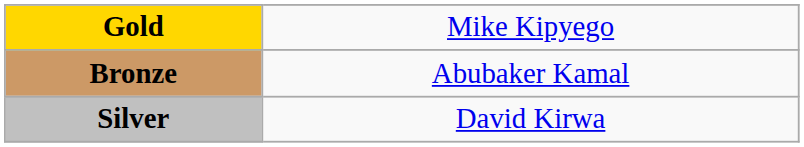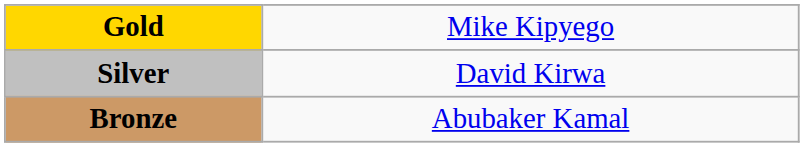rows swapped: (133, 118) <-> (133, 73)
